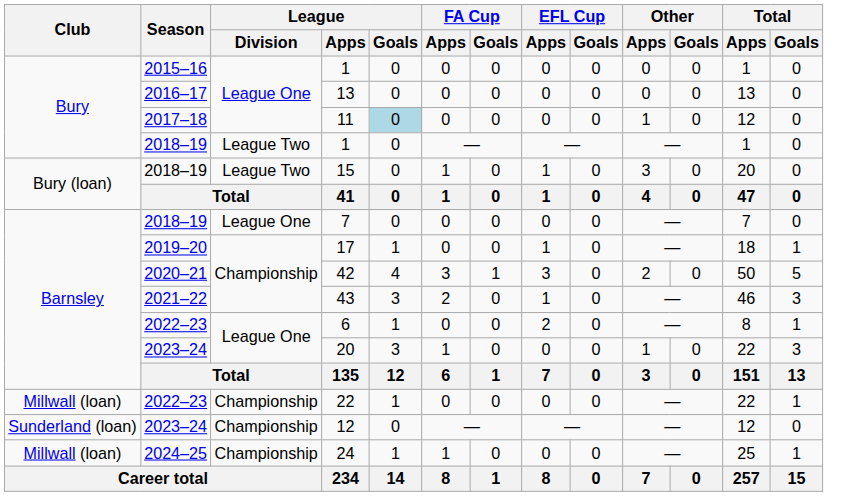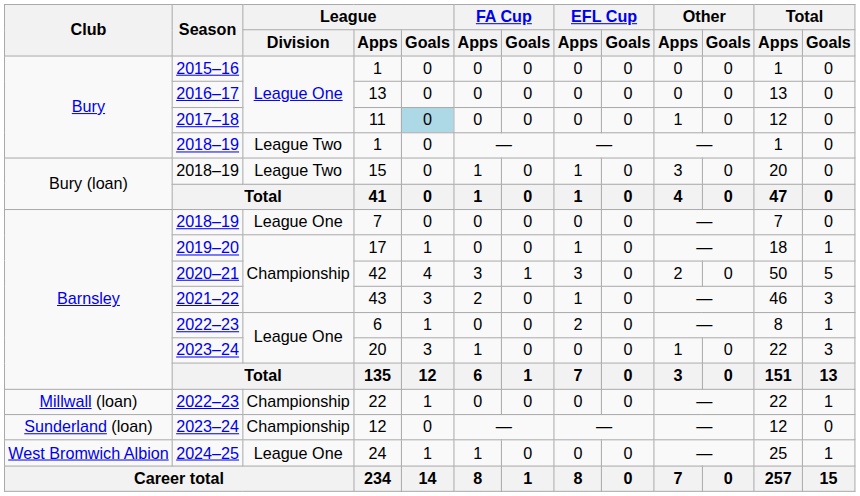(72, 453) Millwall (loan) -> (88, 453) West Bromwich Albion
(266, 453) Championship -> (298, 453) League One
